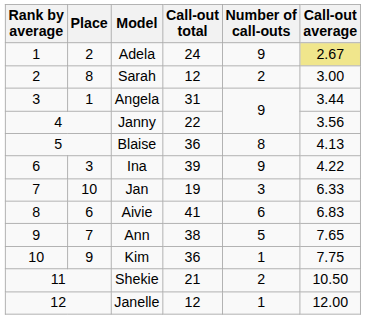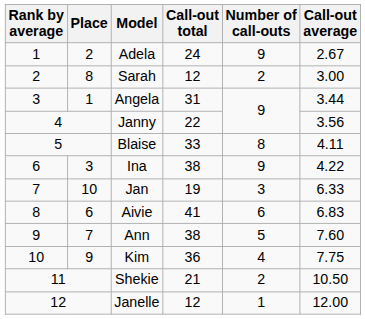(330, 54) khaki background -> (330, 54) no background
(193, 144) 36 -> (193, 144) 33
(330, 144) 4.13 -> (330, 144) 4.11
(193, 167) 39 -> (193, 167) 38
(330, 235) 7.65 -> (330, 235) 7.60
(261, 257) 1 -> (261, 257) 4
